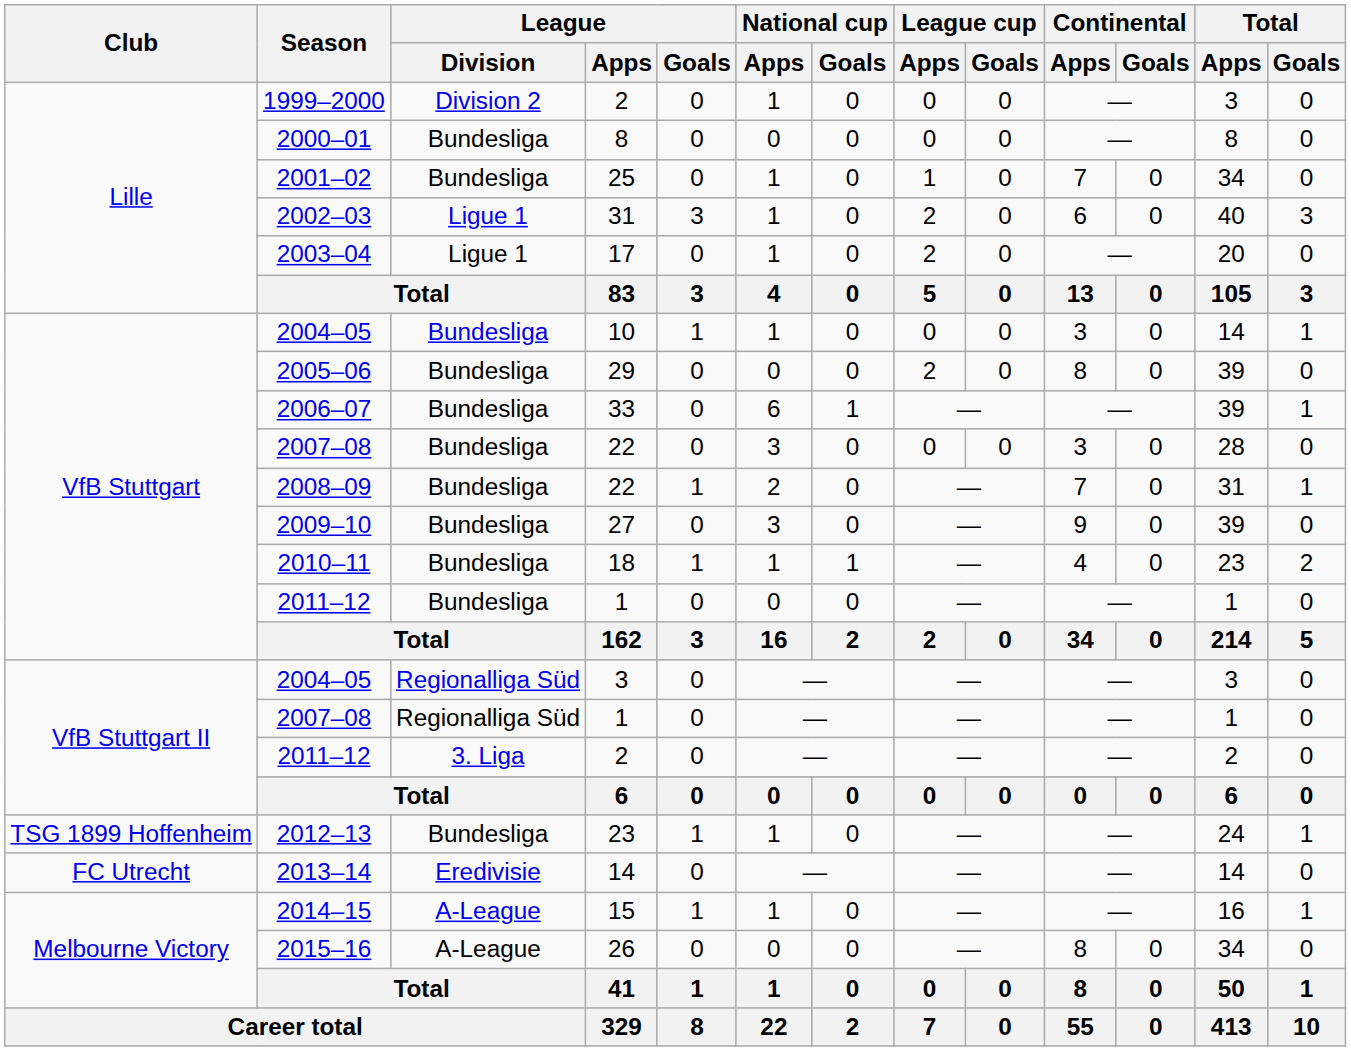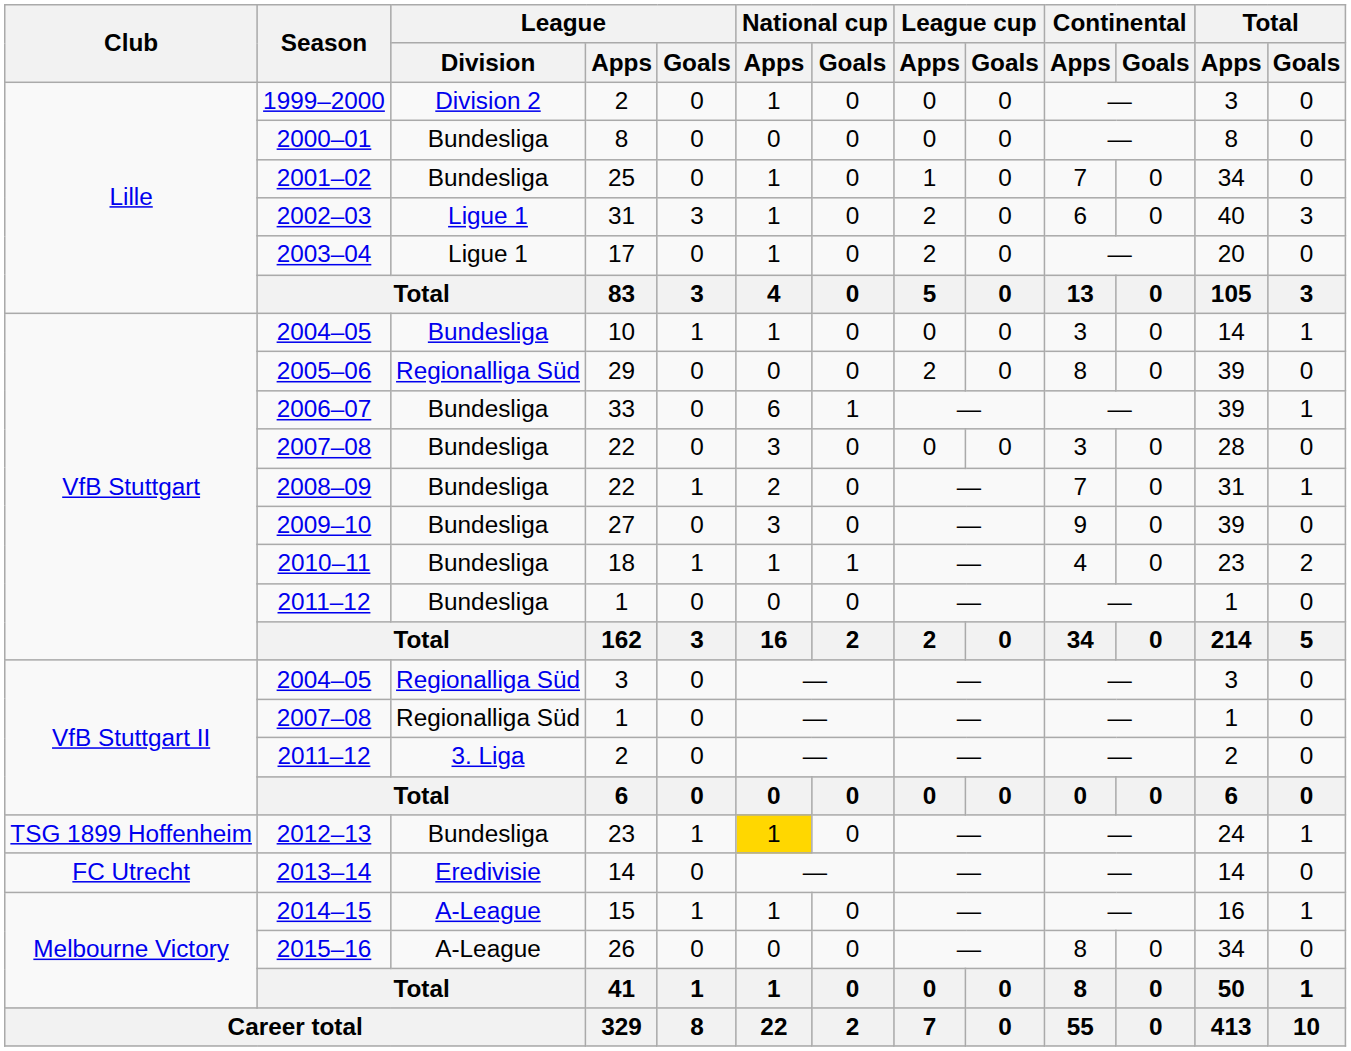(488, 370) Bundesliga -> (488, 370) Regionalliga Süd
(774, 833) no background -> (774, 833) gold background
